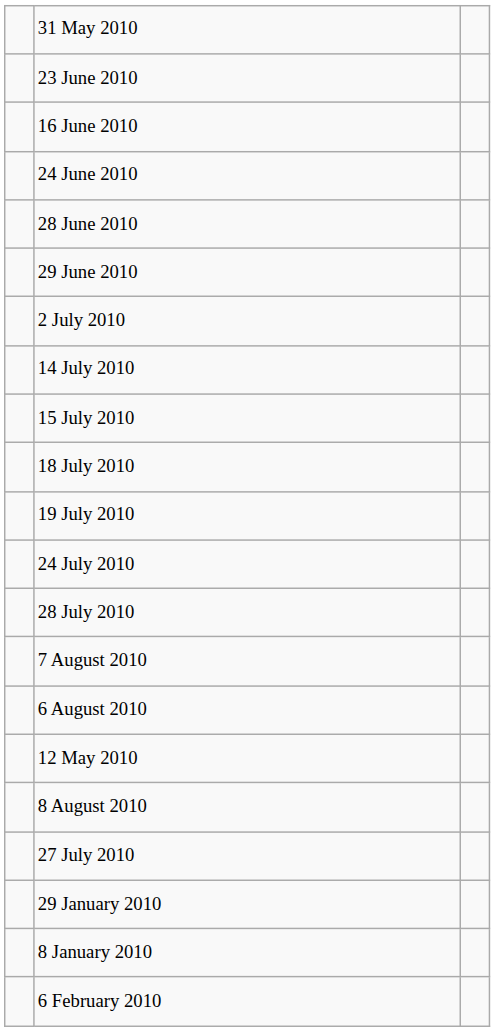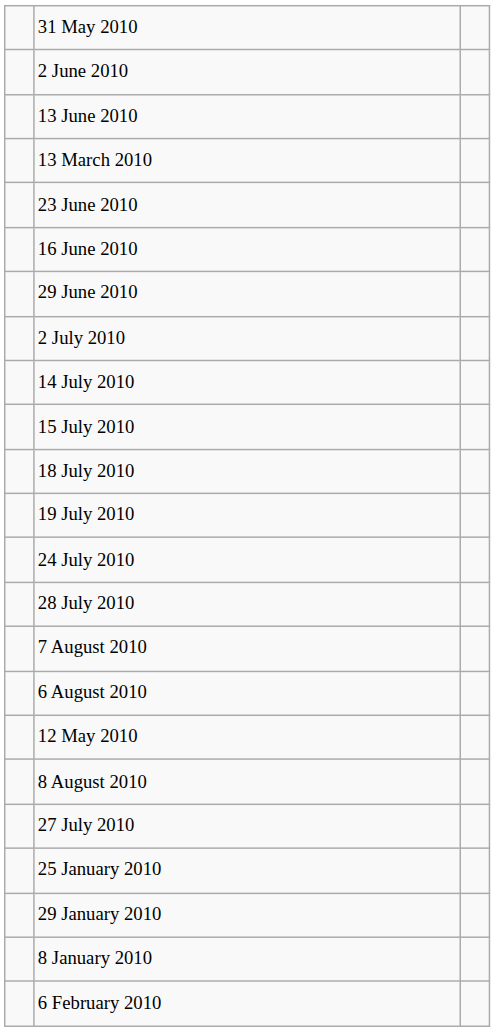+ row: (83, 71)
+ row: (88, 116)
+ row: (95, 160)
- row: (88, 175)
- row: (88, 223)
+ row: (100, 870)
